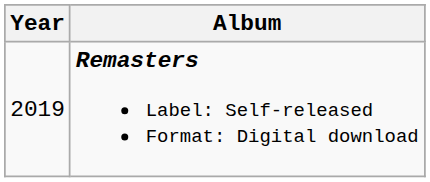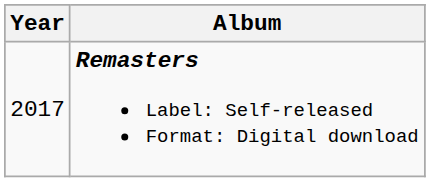(38, 109) 2019 -> (38, 109) 2017
